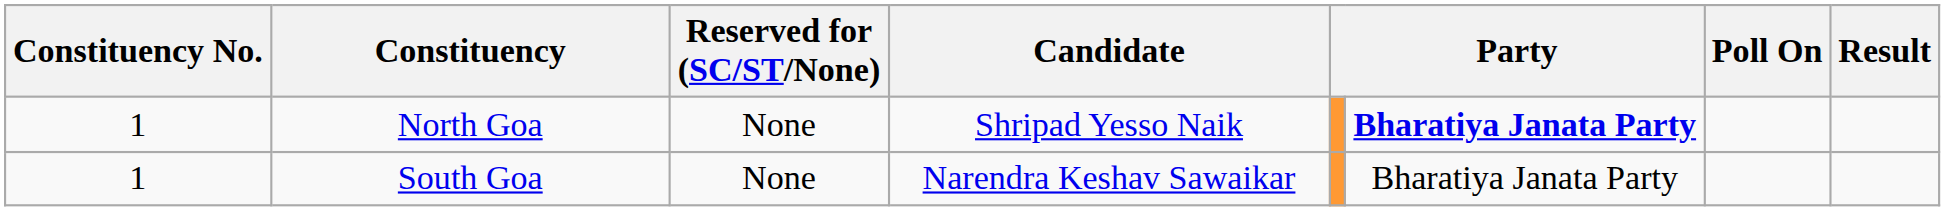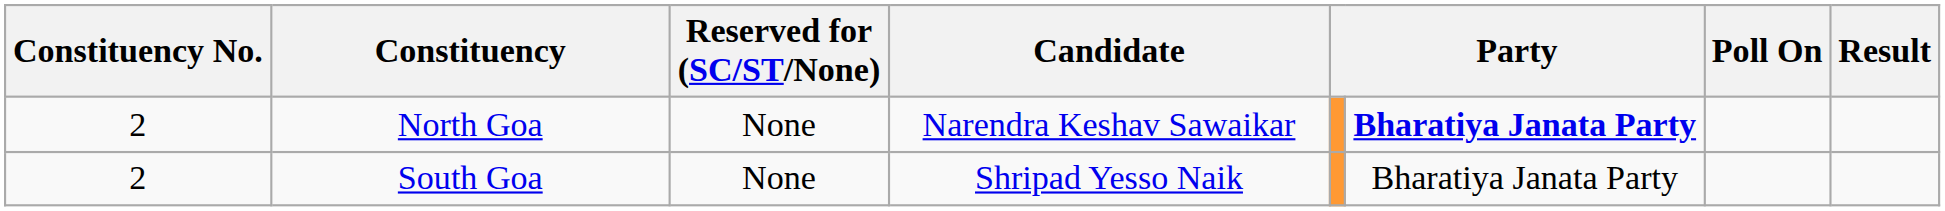(138, 123) 1 -> (138, 123) 2
(1109, 123) Shripad Yesso Naik -> (1109, 123) Narendra Keshav Sawaikar
(138, 177) 1 -> (138, 177) 2
(1109, 177) Narendra Keshav Sawaikar -> (1109, 177) Shripad Yesso Naik
